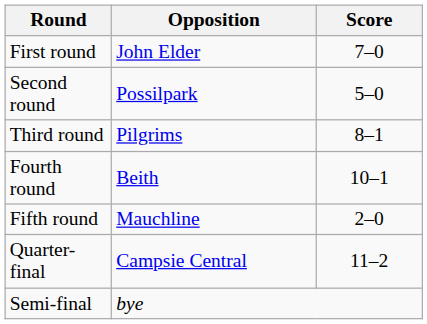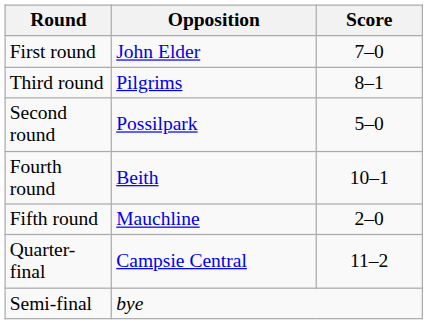rows swapped: (38, 93) <-> (57, 135)
